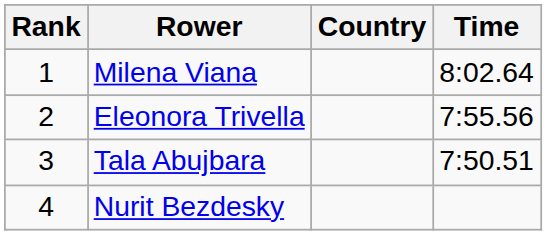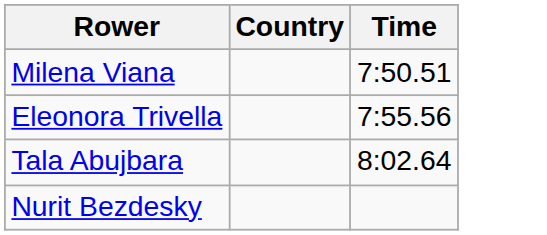- column: (46, 26)
(487, 71) 8:02.64 -> (404, 71) 7:50.51
(487, 161) 7:50.51 -> (404, 161) 8:02.64
